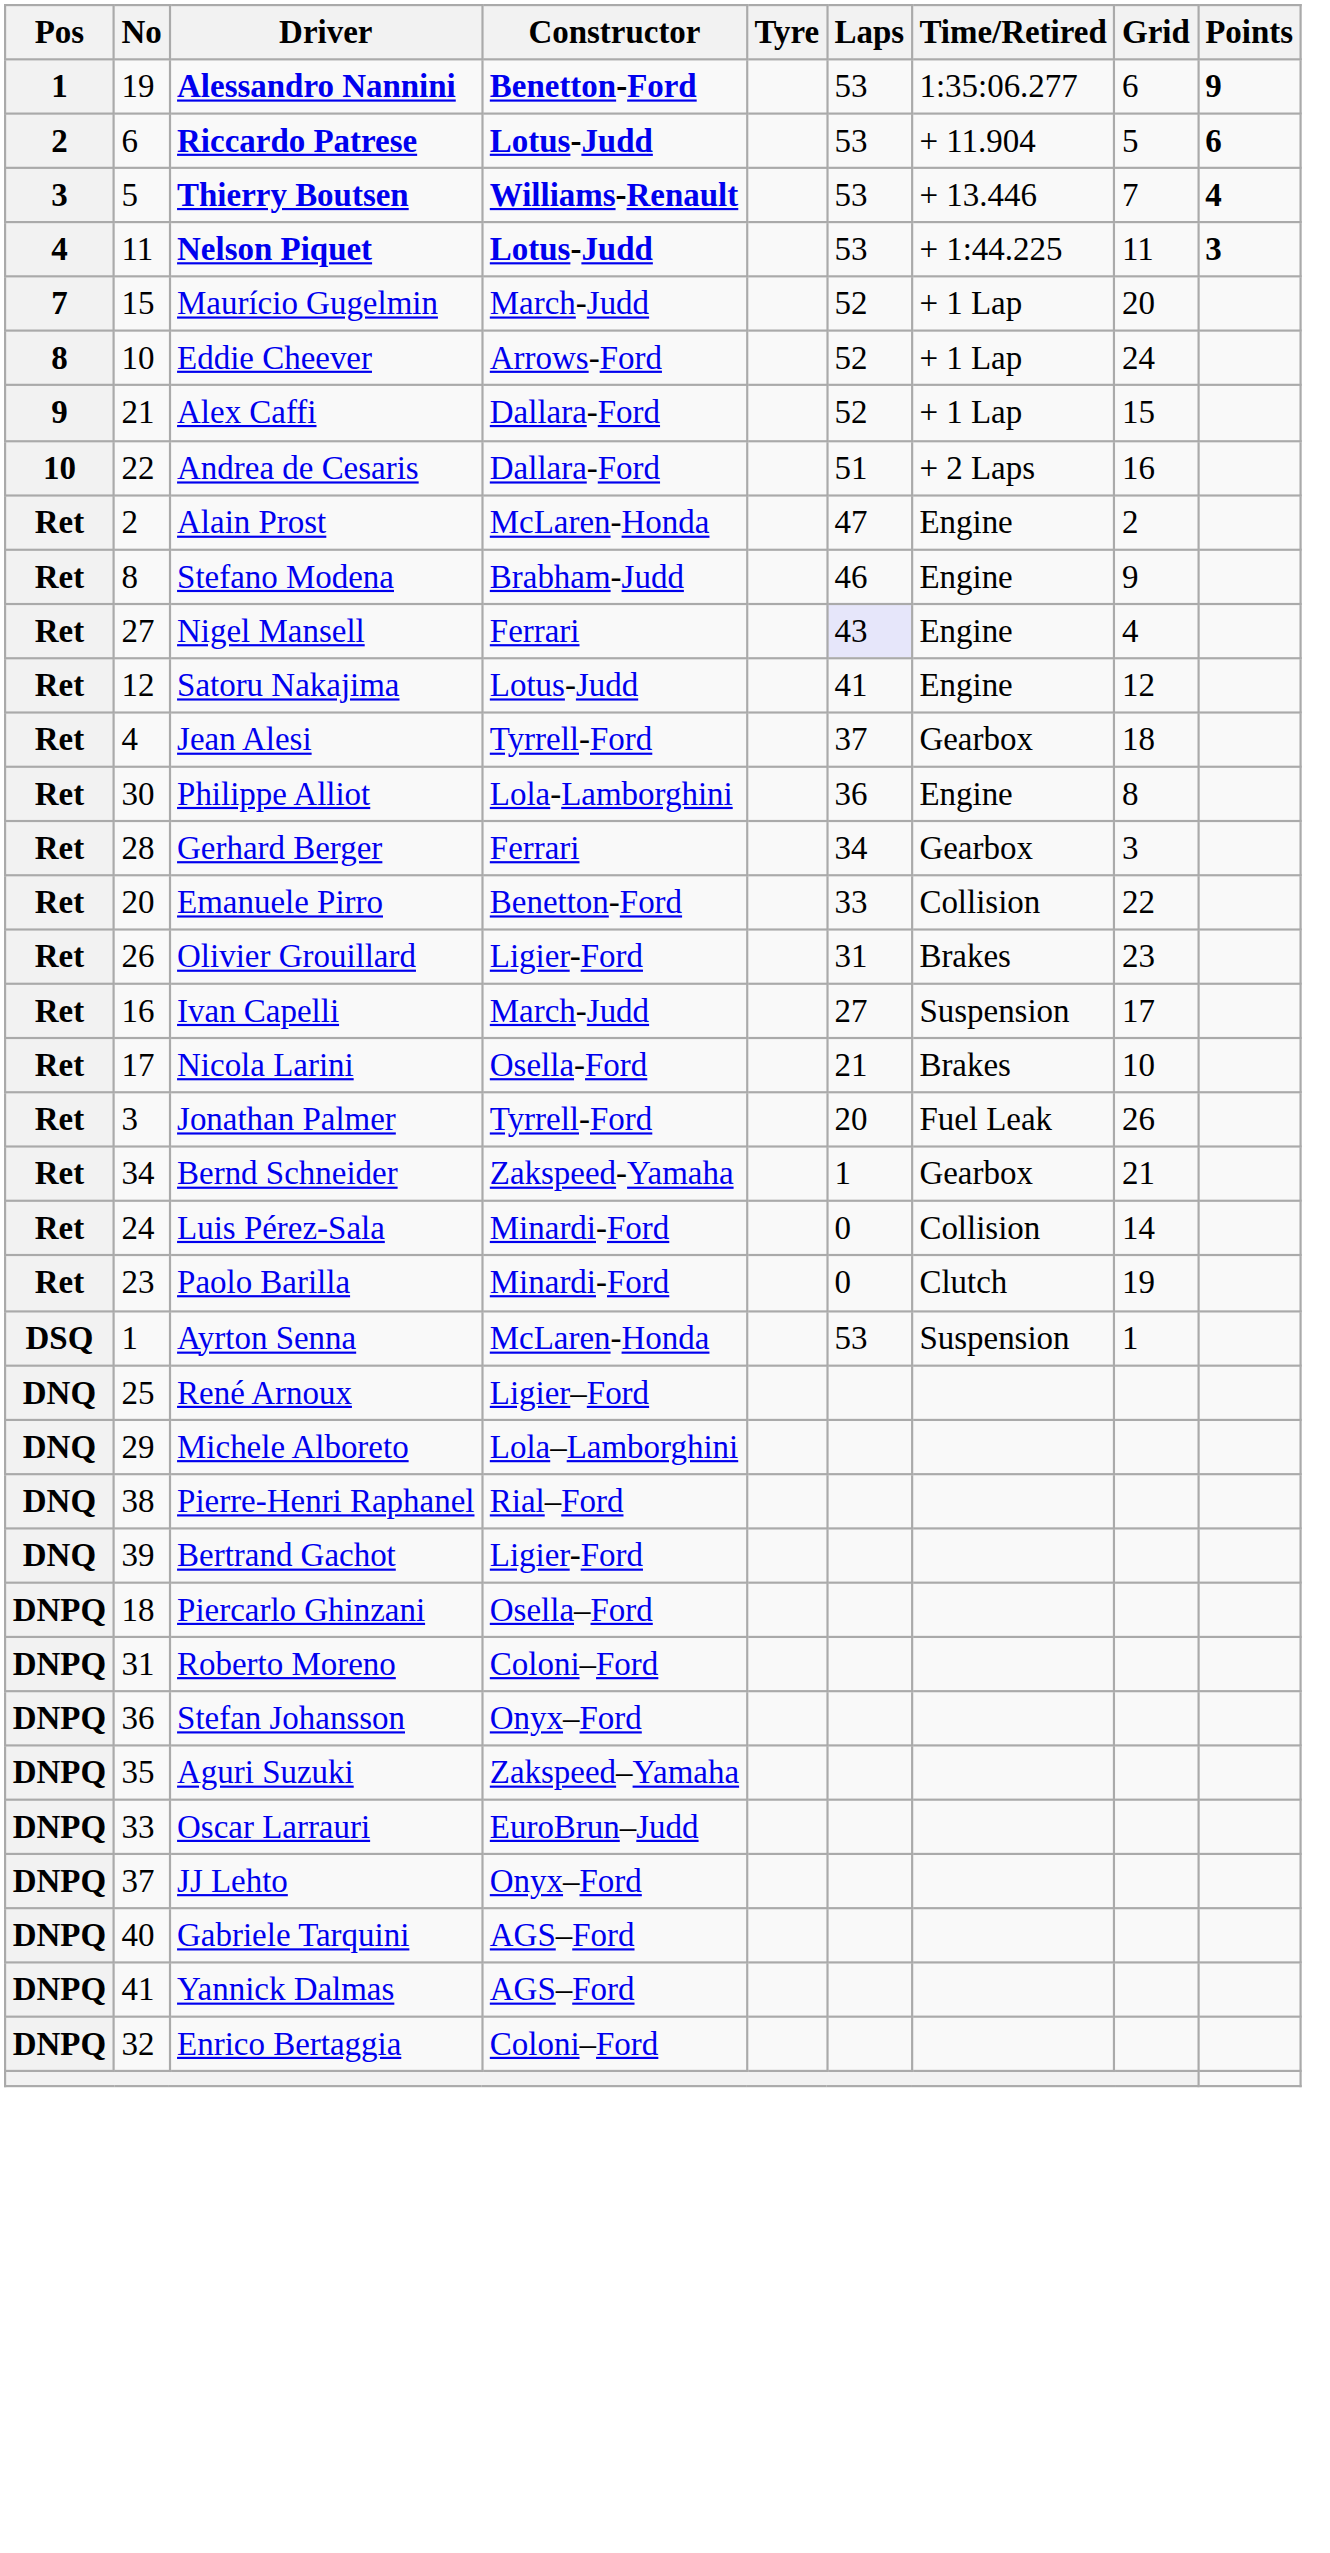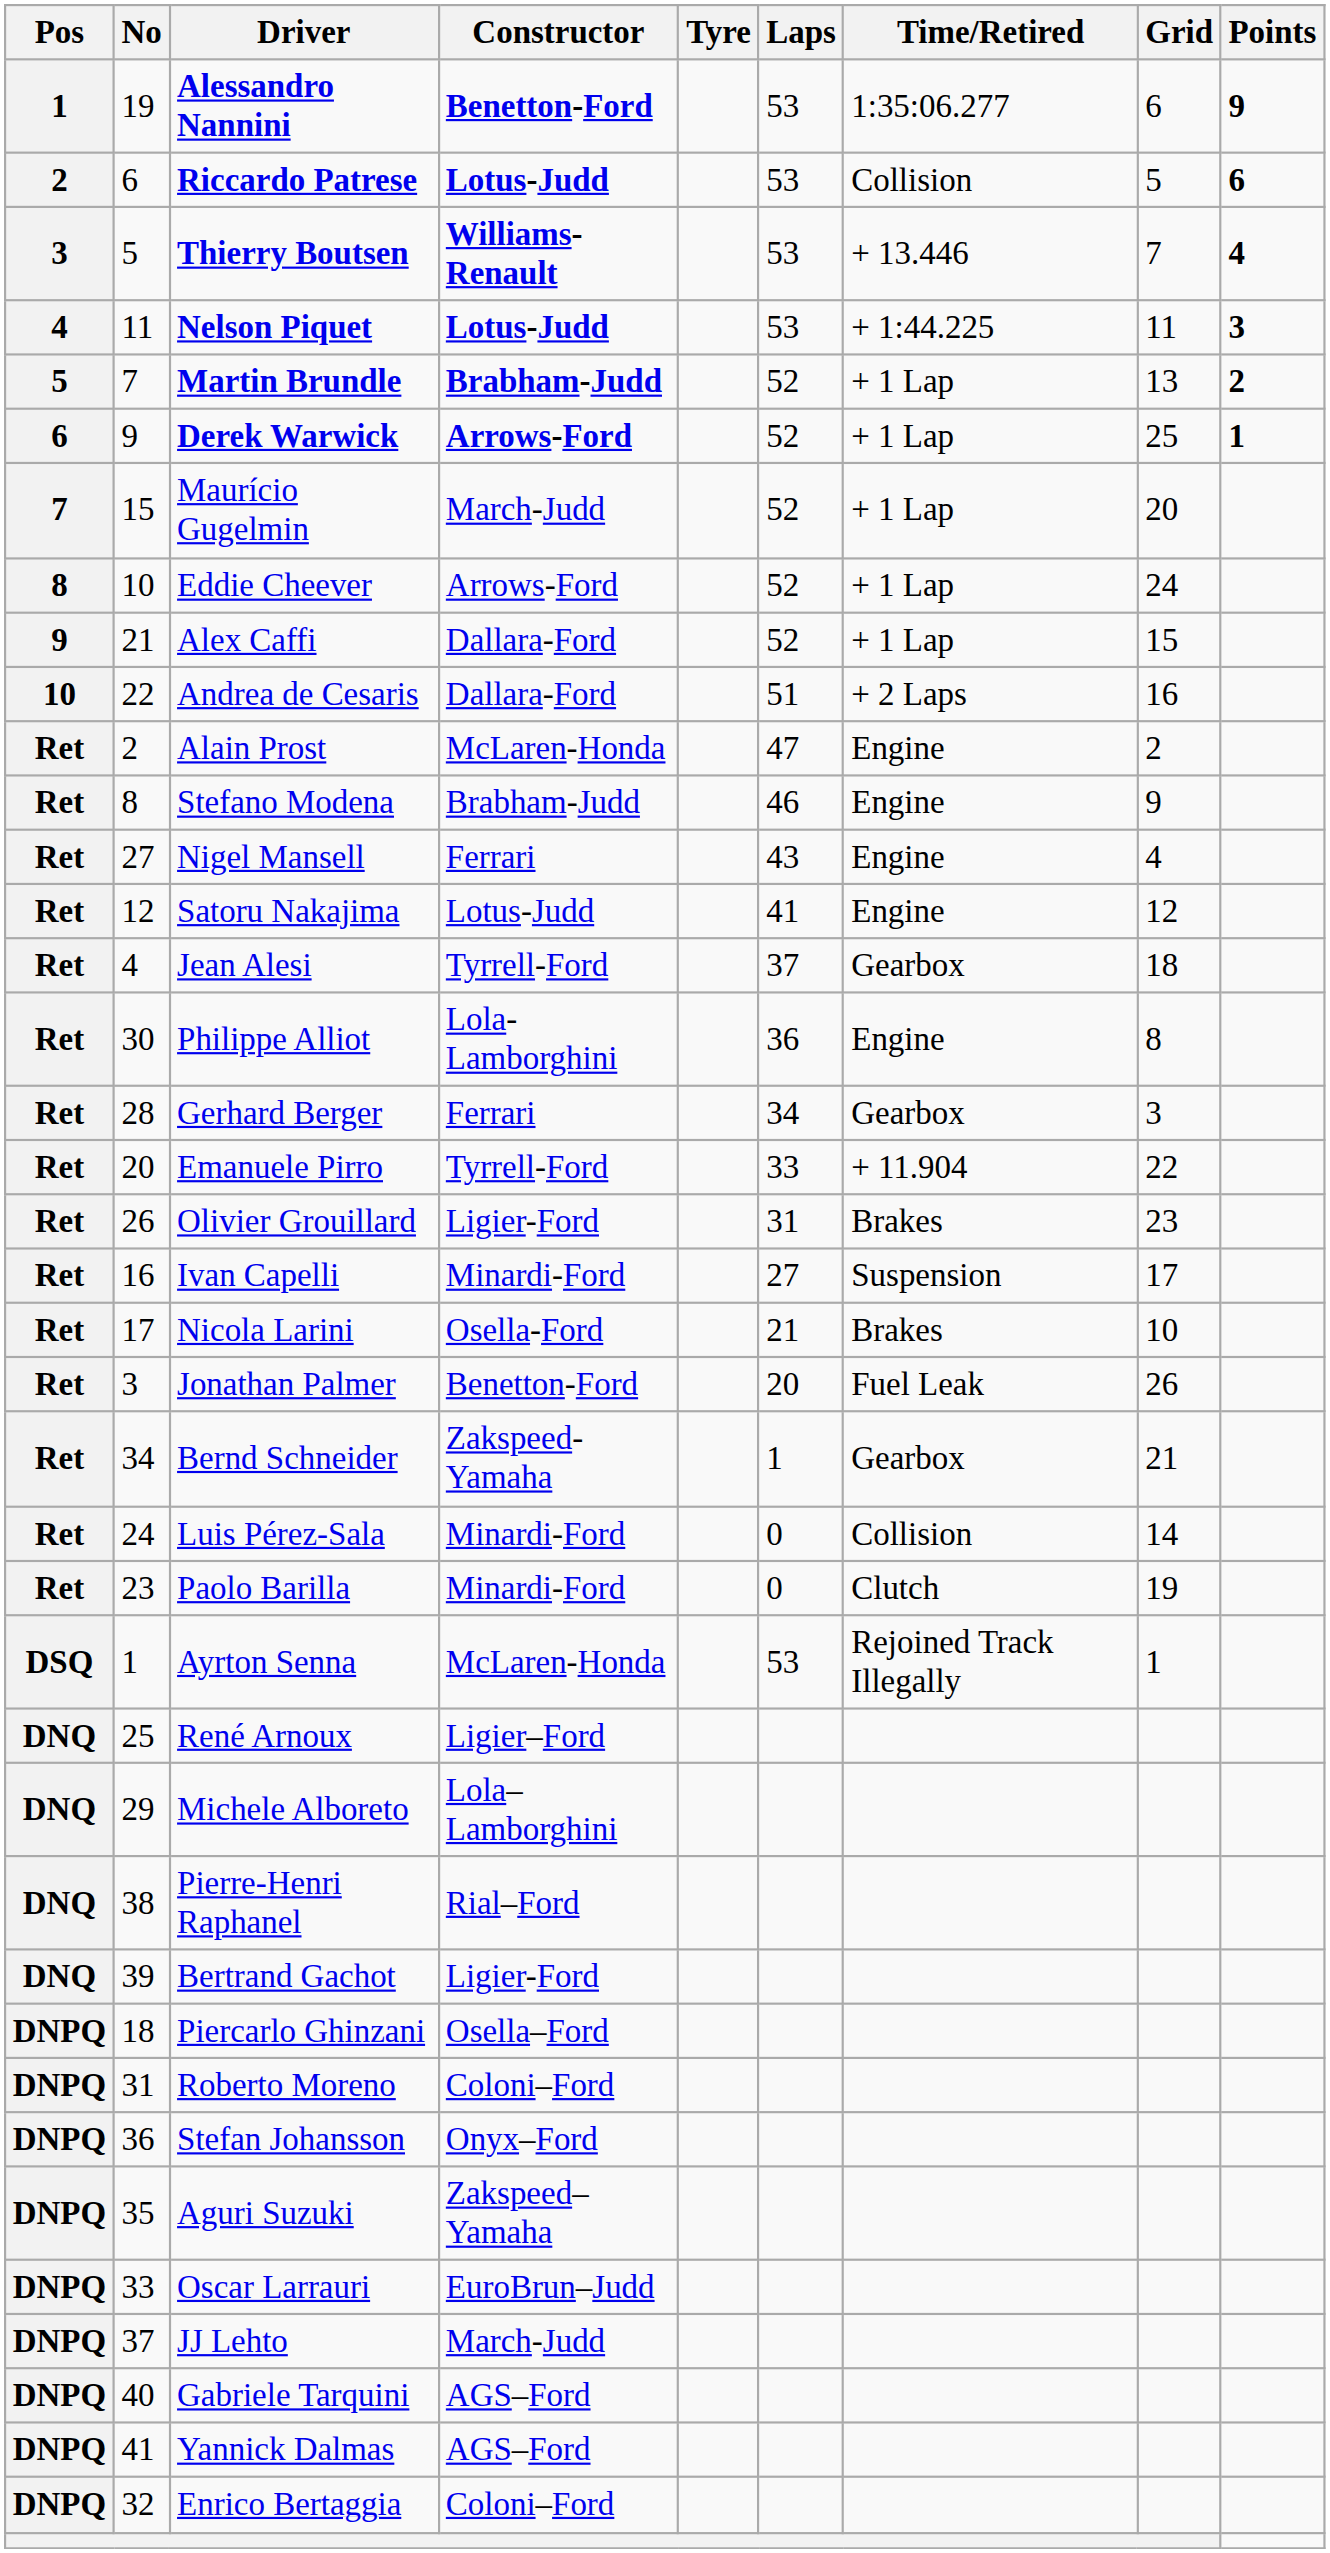(978, 140) + 11.904 -> (912, 179) Collision
+ row: (289, 381)
+ row: (288, 436)
(851, 630) lavender background -> (783, 856) no background
(586, 902) Benetton-Ford -> (527, 1167) Tyrrell-Ford
(980, 902) Collision -> (909, 1167) + 11.904
(569, 1010) March-Judd -> (536, 1275) Minardi-Ford
(571, 1119) Tyrrell-Ford -> (542, 1384) Benetton-Ford
(994, 1337) Suspension -> (952, 1660) Rejoined Track Illegally
(566, 1880) Onyx–Ford -> (525, 2341) March-Judd
